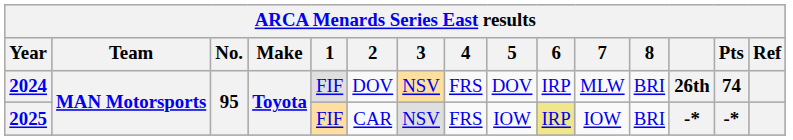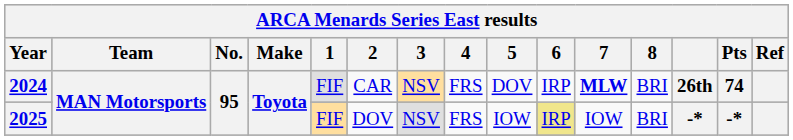(373, 86) DOV -> (373, 86) CAR
(602, 86) normal -> (604, 86) bold
(373, 118) CAR -> (373, 118) DOV
